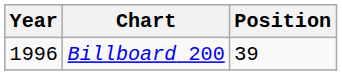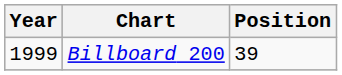(34, 54) 1996 -> (34, 54) 1999
